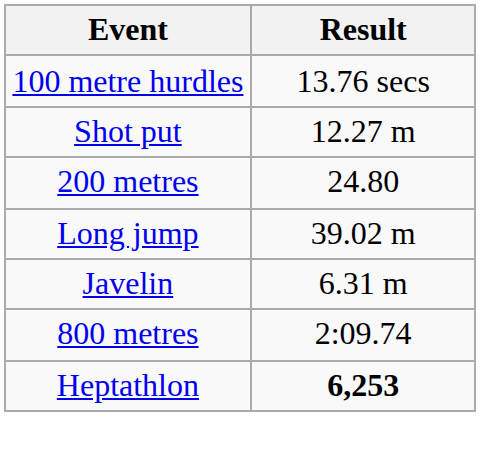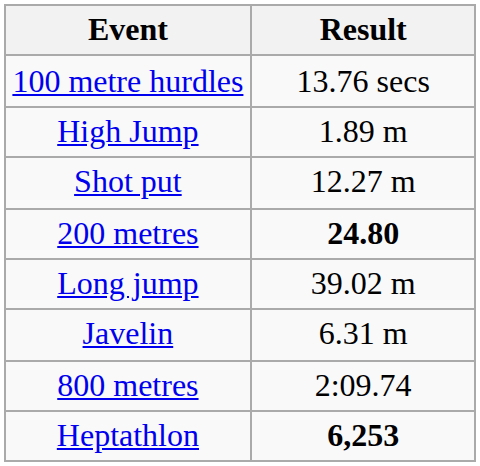+ row: (128, 131)
(363, 182) normal -> (363, 232) bold
